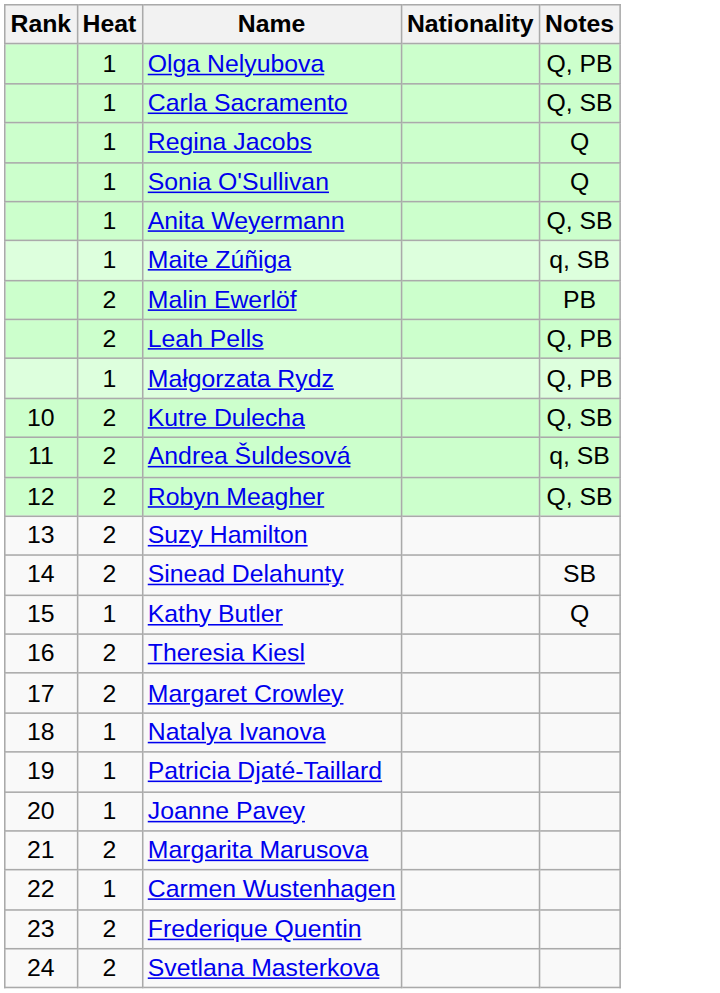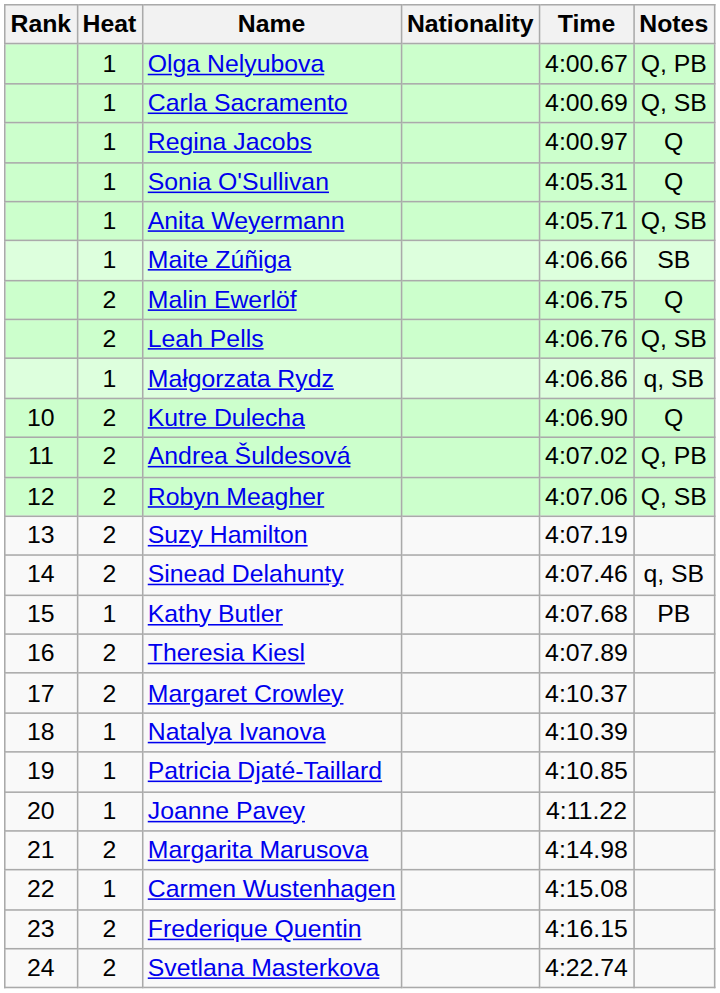+ column: (586, 24)
(580, 260) q, SB -> (674, 260) SB
(580, 299) PB -> (674, 299) Q
(580, 338) Q, PB -> (674, 338) Q, SB
(580, 378) Q, PB -> (674, 378) q, SB
(580, 417) Q, SB -> (674, 417) Q
(580, 456) q, SB -> (674, 456) Q, PB
(580, 574) SB -> (674, 574) q, SB
(580, 614) Q -> (674, 614) PB
